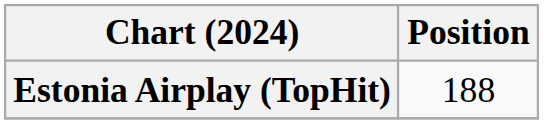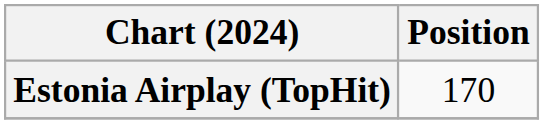(469, 88) 188 -> (469, 88) 170
